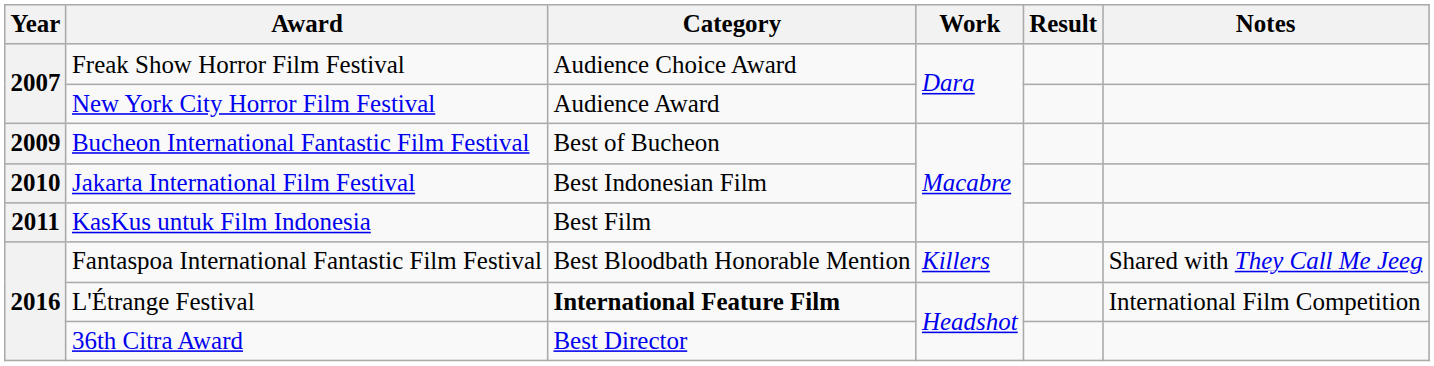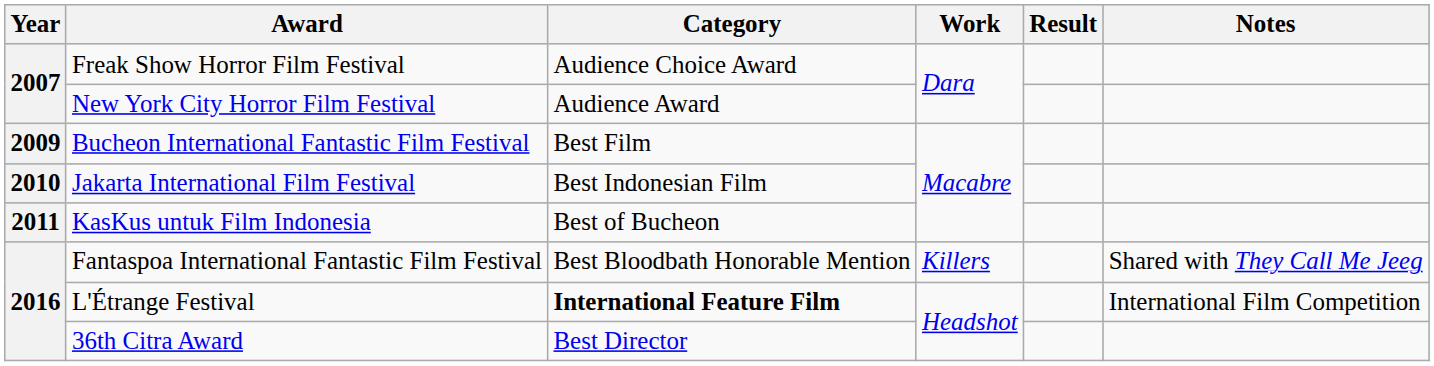(637, 143) Best of Bucheon -> (602, 143) Best Film
(602, 222) Best Film -> (637, 222) Best of Bucheon
